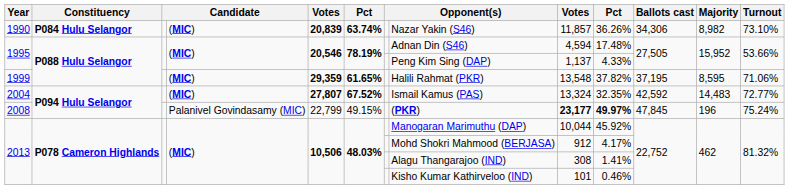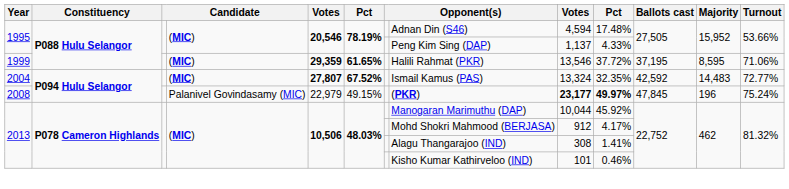- row: (18, 29)
(575, 78) 13,548 -> (575, 62) 13,546
(614, 78) 37.82% -> (614, 62) 37.72%
(326, 111) 22,799 -> (326, 94) 22,979
